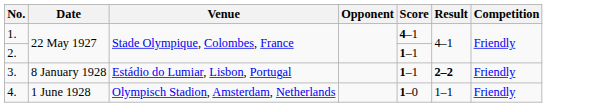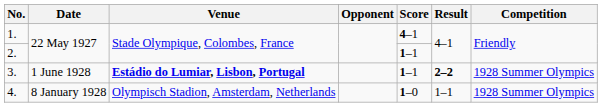(69, 72) 8 January 1928 -> (61, 72) 1 June 1928
(202, 72) normal -> (208, 72) bold
(495, 72) Friendly -> (534, 72) 1928 Summer Olympics
(61, 92) 1 June 1928 -> (69, 92) 8 January 1928
(495, 92) Friendly -> (534, 92) 1928 Summer Olympics
